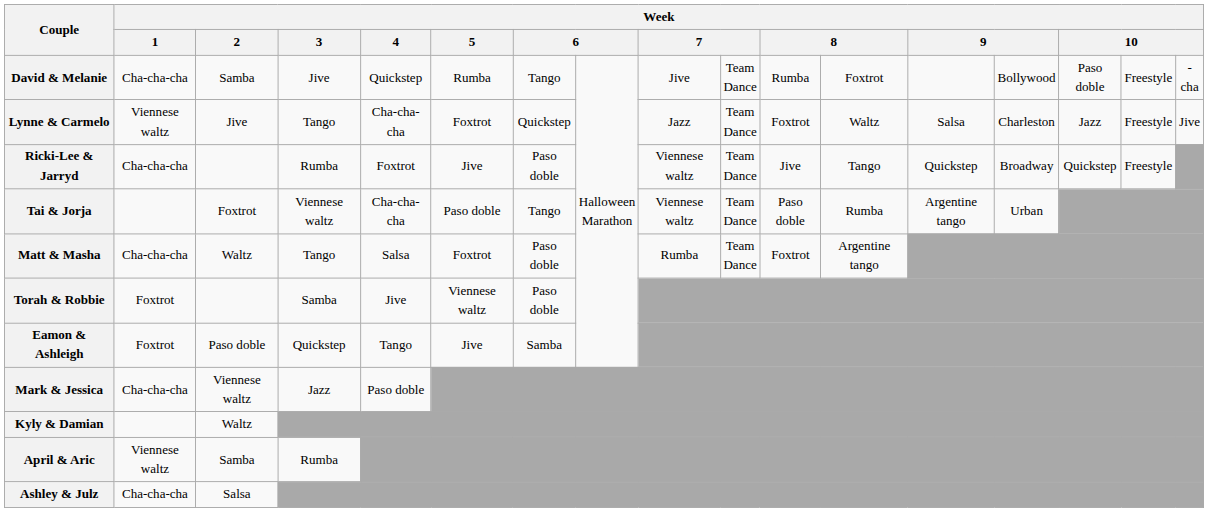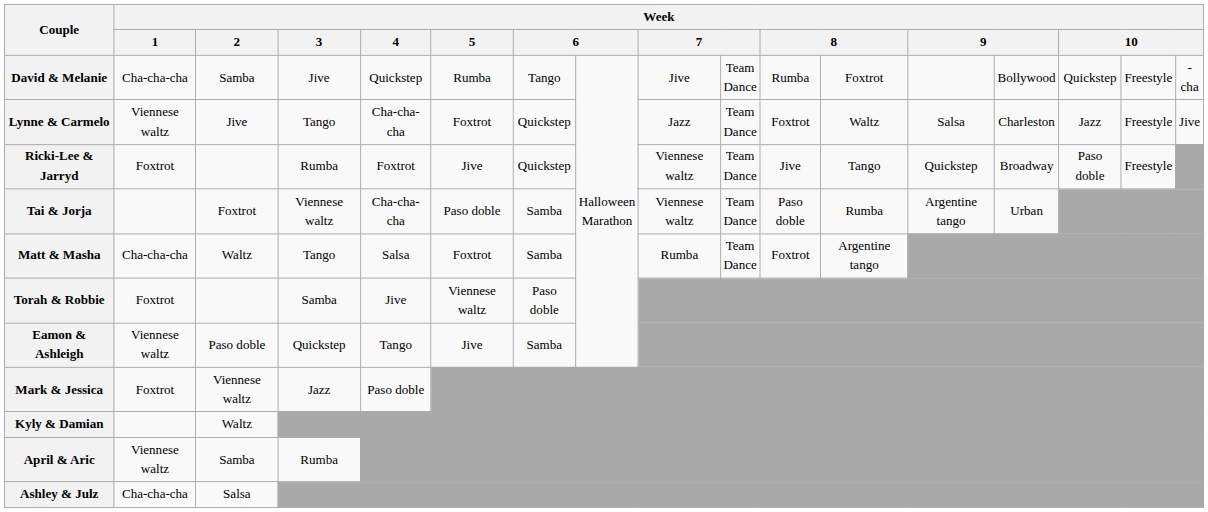(1090, 77) Paso doble -> (1090, 77) Quickstep
(155, 166) Cha-cha-cha -> (155, 166) Foxtrot
(544, 166) Paso doble -> (544, 166) Quickstep
(1090, 166) Quickstep -> (1090, 166) Paso doble
(544, 210) Tango -> (544, 210) Samba
(544, 255) Paso doble -> (544, 255) Samba
(155, 344) Foxtrot -> (155, 344) Viennese waltz
(155, 389) Cha-cha-cha -> (155, 389) Foxtrot
